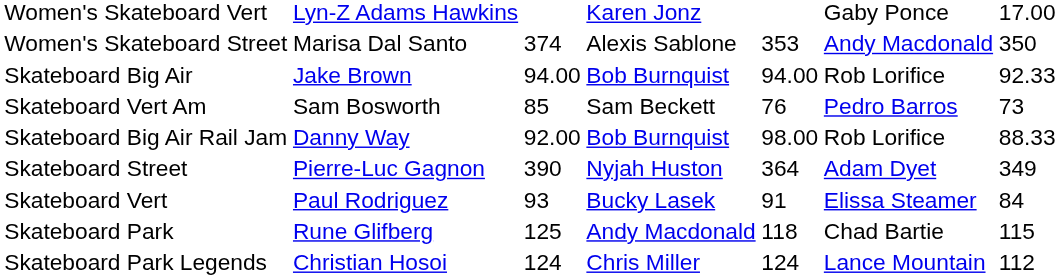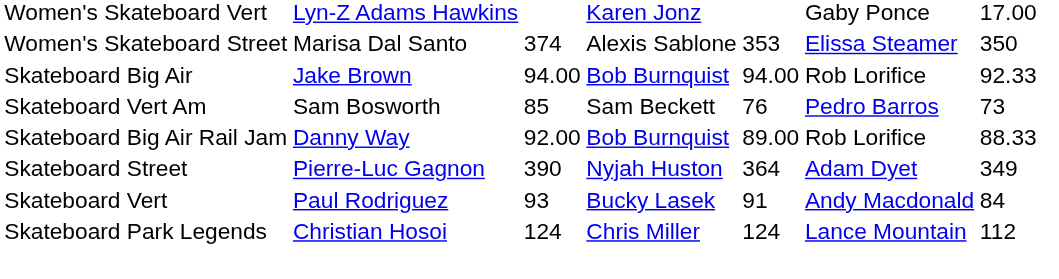(908, 44) Andy Macdonald -> (881, 44) Elissa Steamer
(790, 137) 98.00 -> (771, 137) 89.00
(900, 200) Elissa Steamer -> (890, 200) Andy Macdonald
- row: (89, 231)
